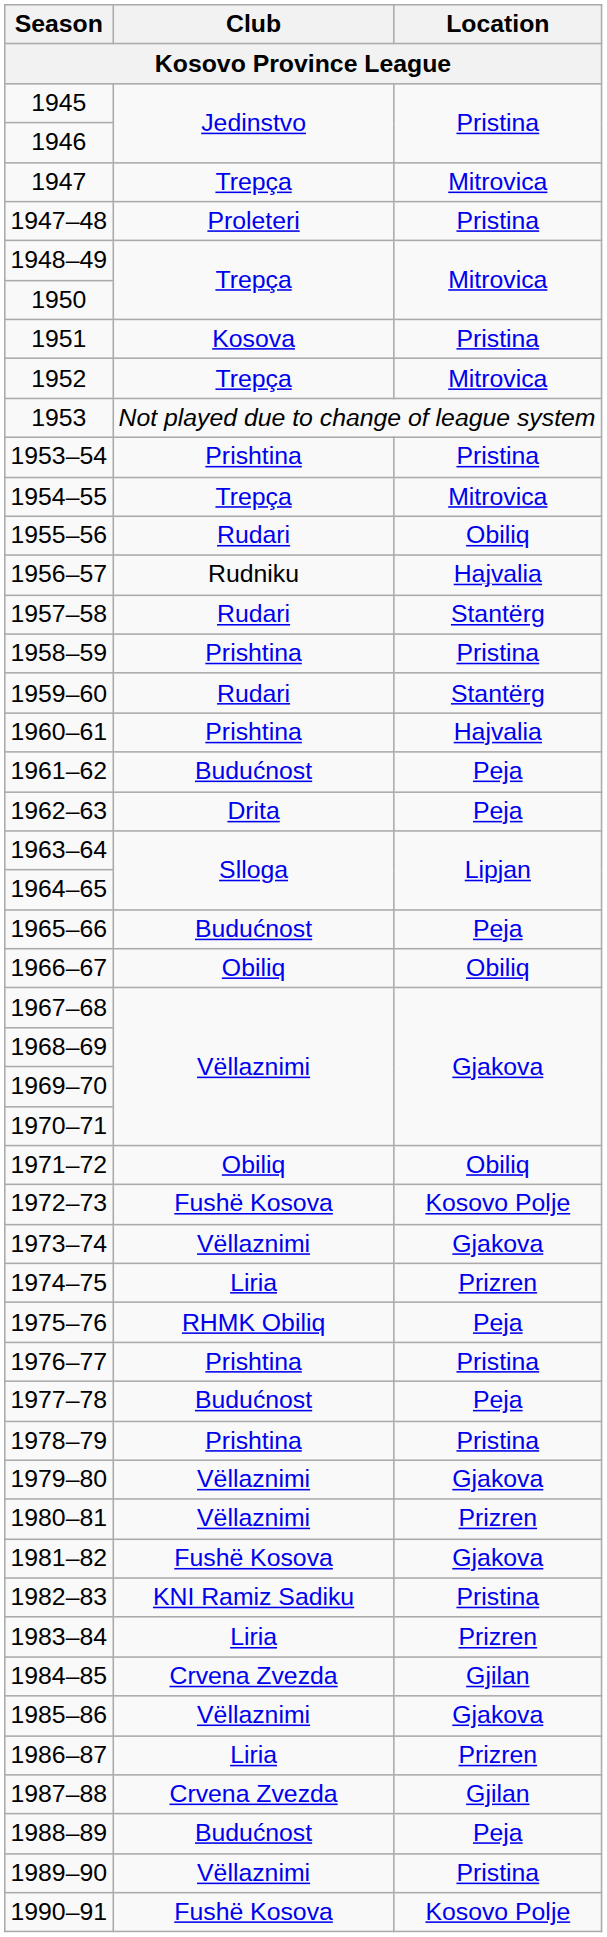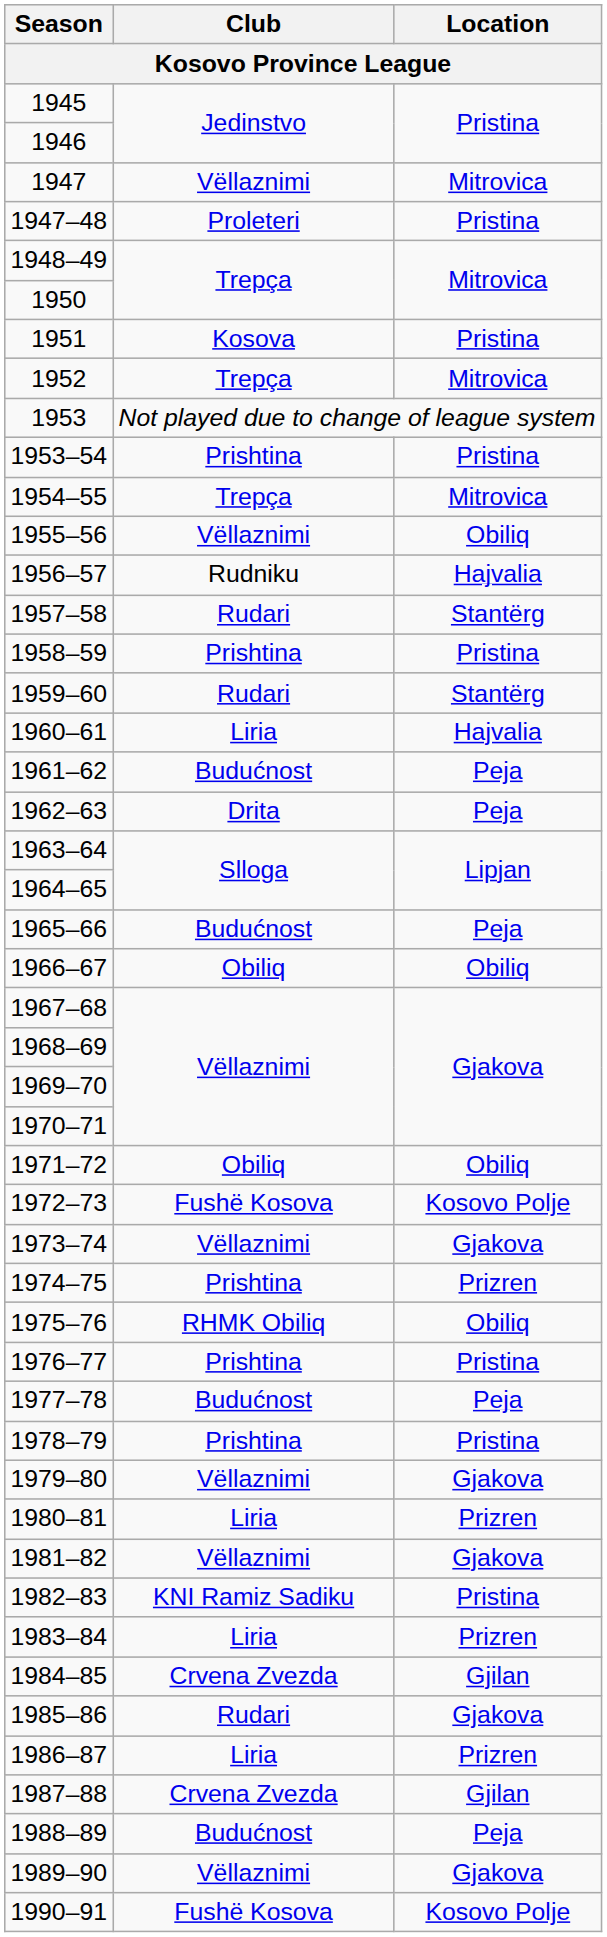(254, 181) Trepça -> (254, 181) Vëllaznimi
(254, 535) Rudari -> (254, 535) Vëllaznimi
(254, 732) Prishtina -> (254, 732) Liria
(254, 1282) Liria -> (254, 1282) Prishtina
(498, 1322) Peja -> (498, 1322) Obiliq
(254, 1518) Vëllaznimi -> (254, 1518) Liria
(254, 1558) Fushë Kosova -> (254, 1558) Vëllaznimi
(254, 1715) Vëllaznimi -> (254, 1715) Rudari
(498, 1872) Pristina -> (498, 1872) Gjakova
